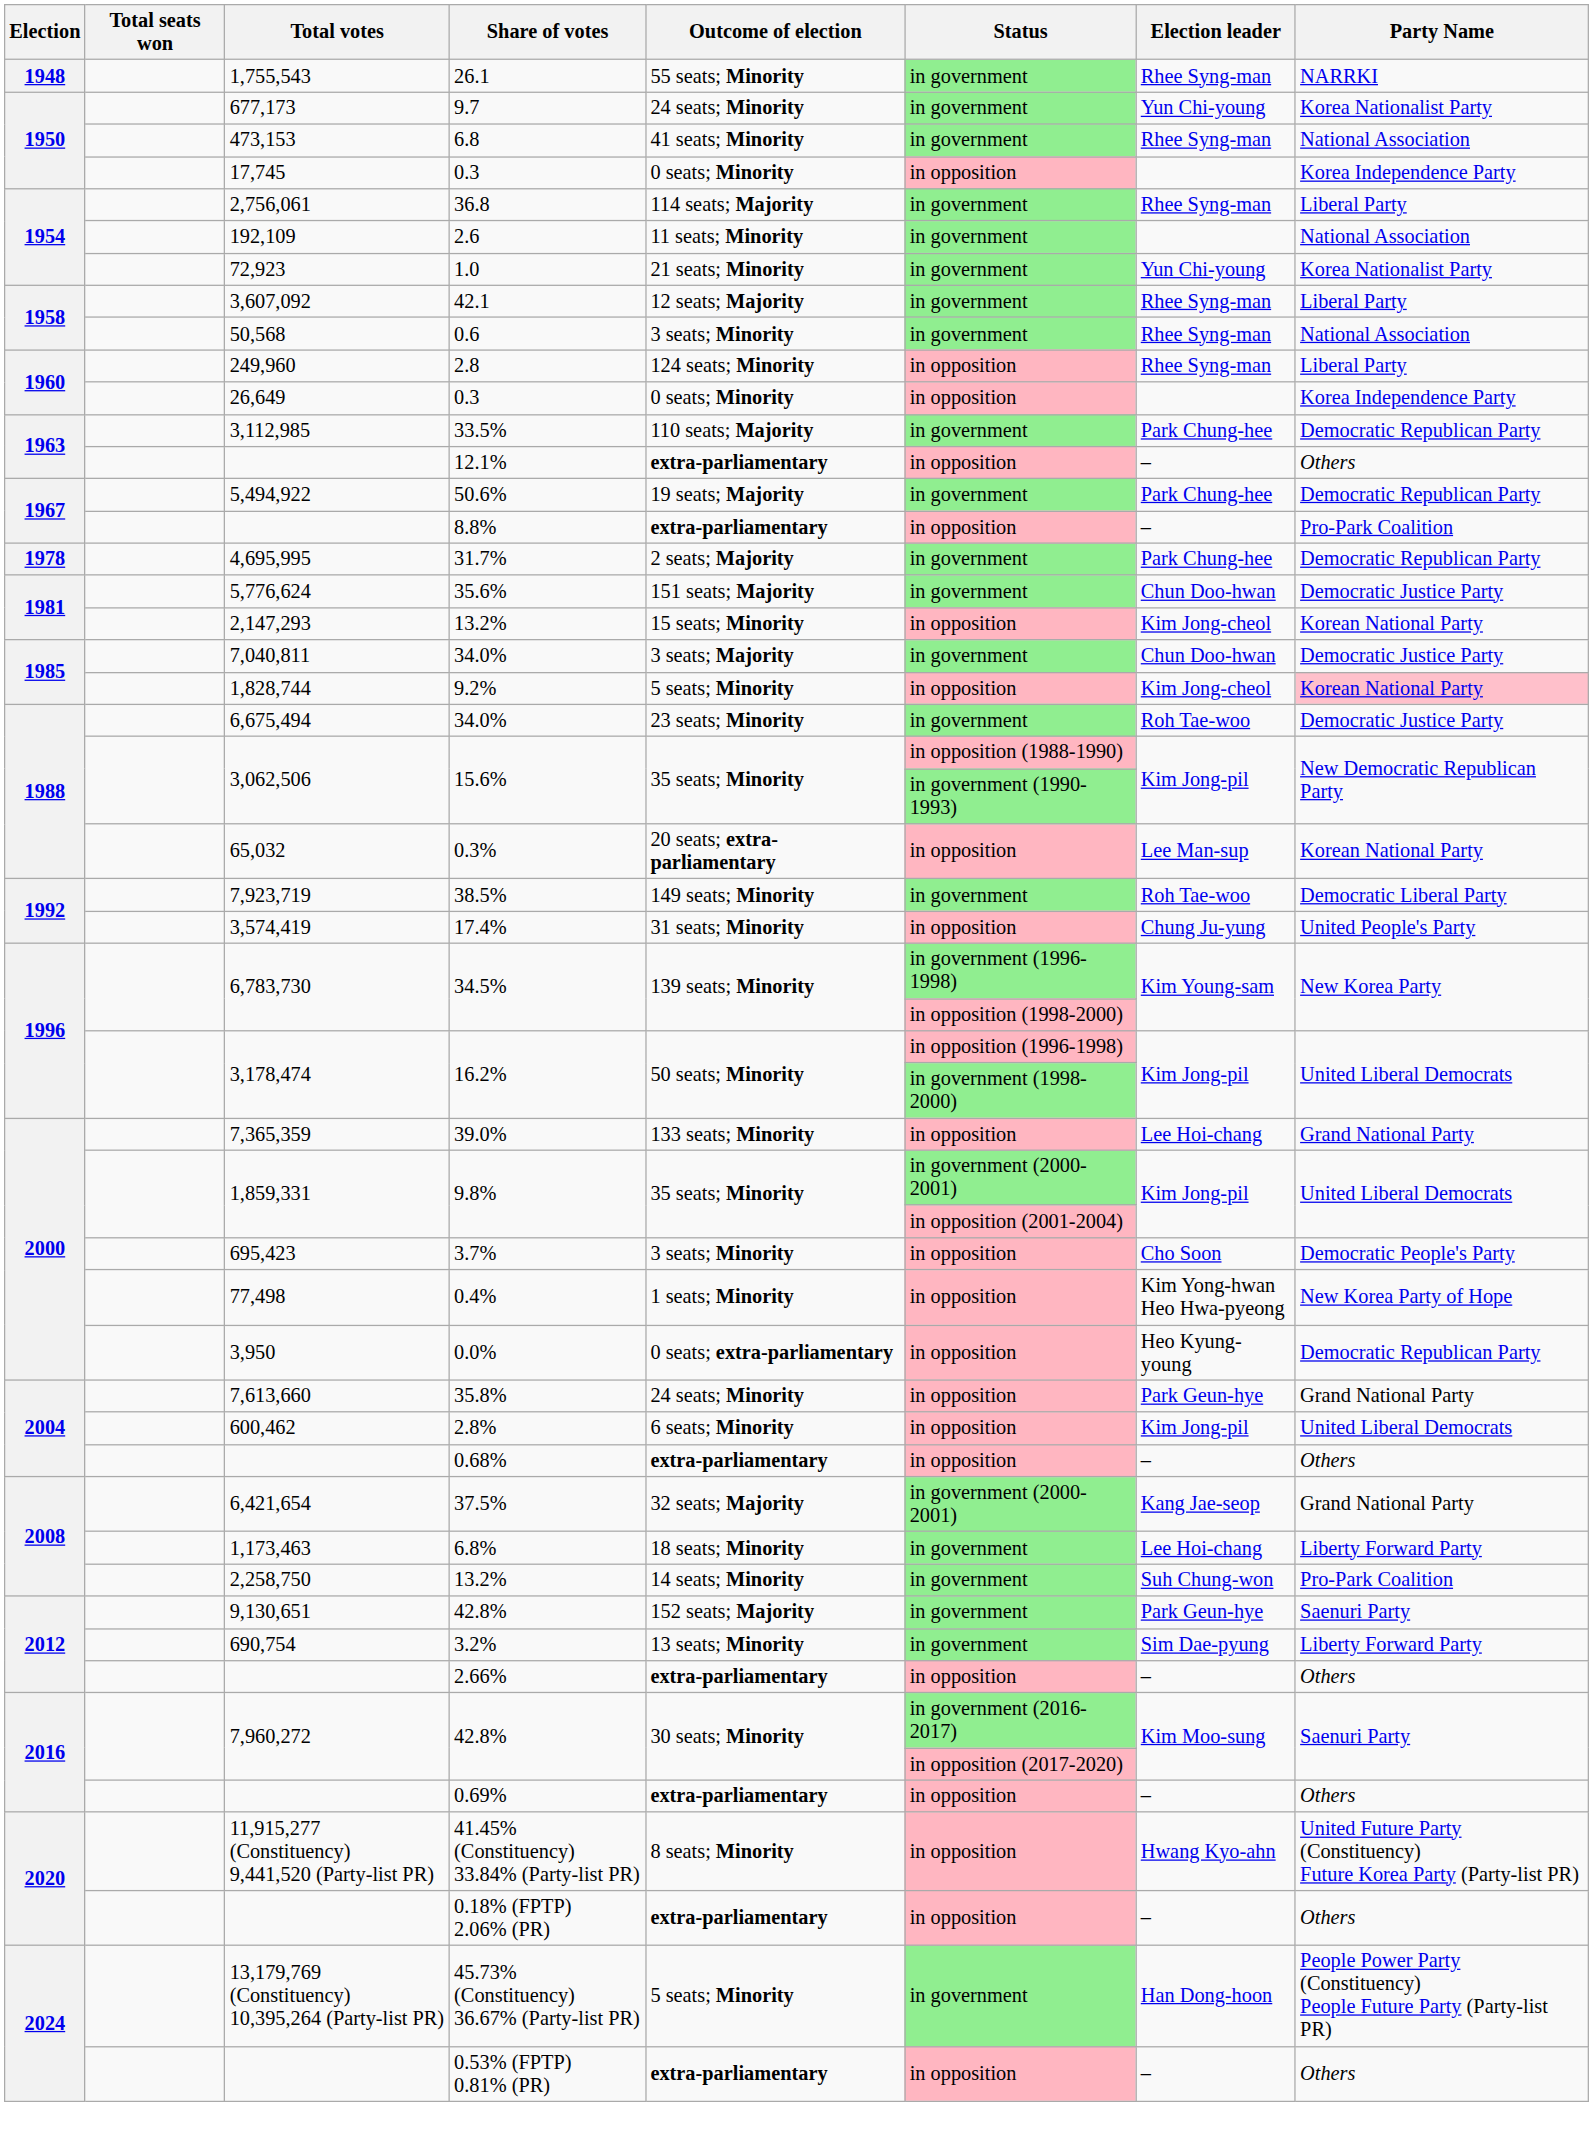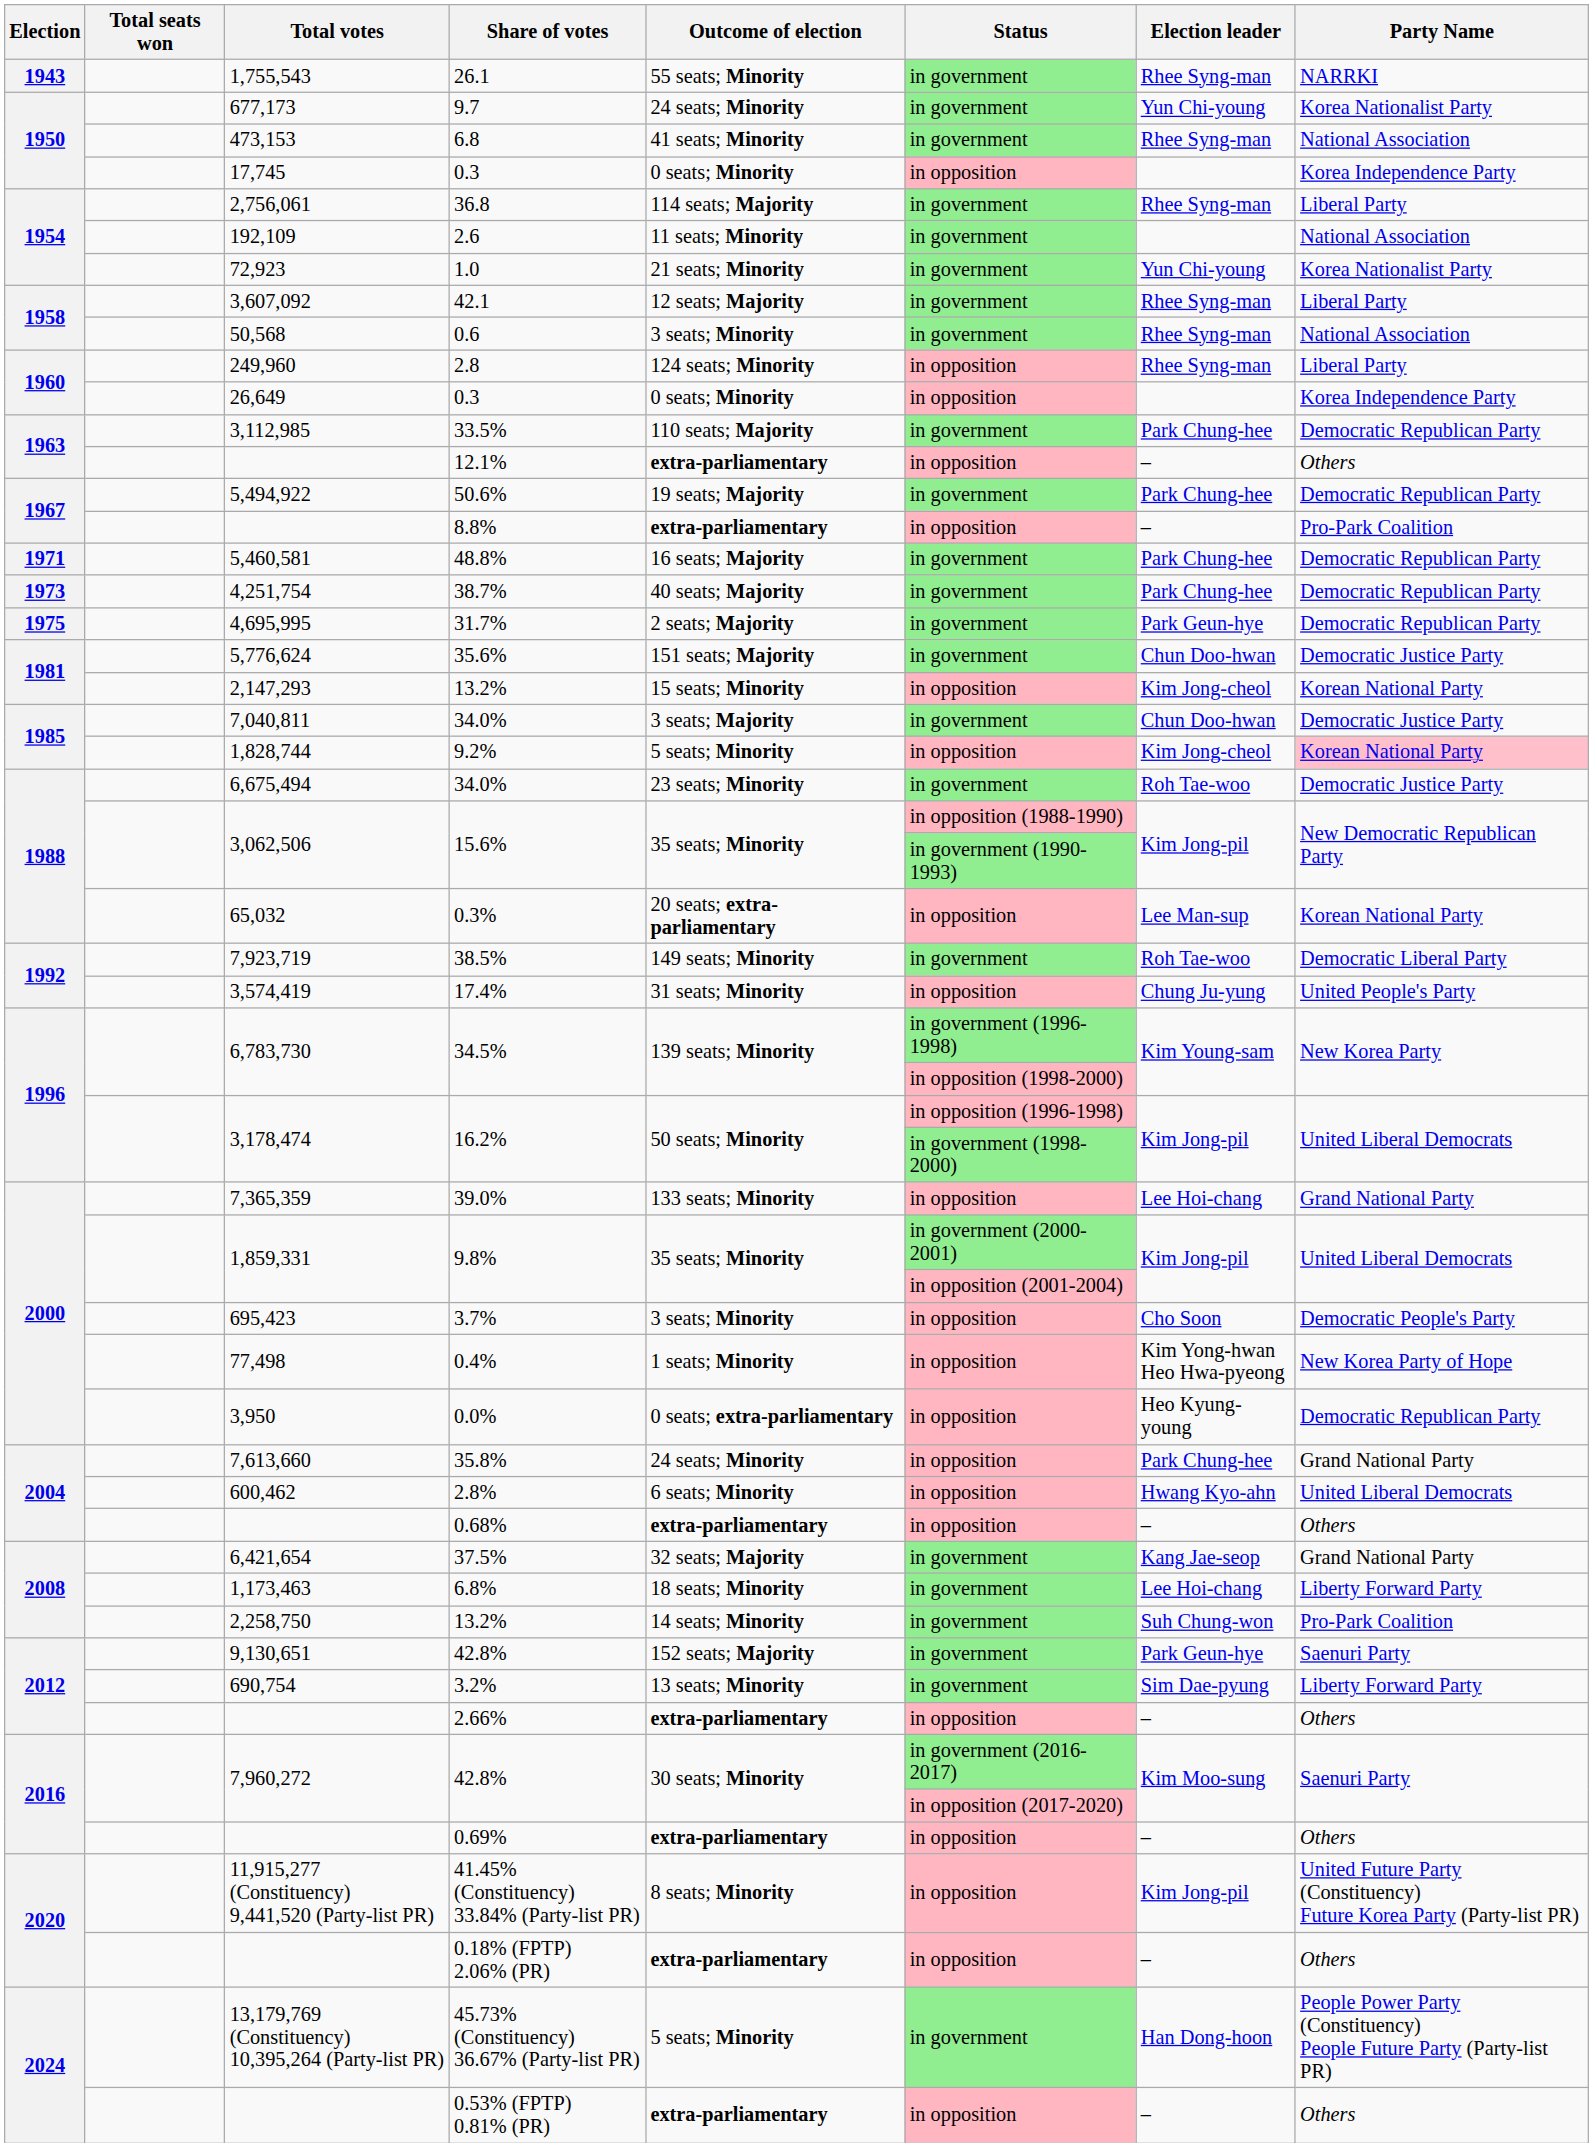(45, 75) 1948 -> (45, 75) 1943
+ row: (270, 559)
+ row: (270, 591)
(45, 559) 1978 -> (45, 623) 1975
(1207, 559) Park Chung-hee -> (1202, 623) Park Geun-hye
(1202, 1395) Park Geun-hye -> (1207, 1460) Park Chung-hee
(1195, 1428) Kim Jong-pil -> (1208, 1492) Hwang Kyo-ahn
(998, 1503) in government (2000-2001) -> (969, 1556) in government
(1208, 1851) Hwang Kyo-ahn -> (1195, 1892) Kim Jong-pil
